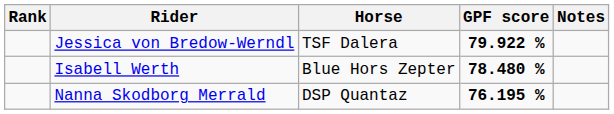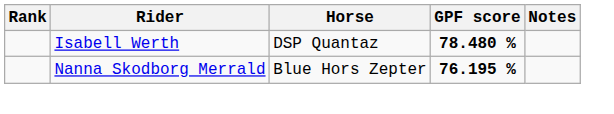- row: (174, 44)
(379, 70) Blue Hors Zepter -> (326, 44) DSP Quantaz
(355, 96) DSP Quantaz -> (350, 70) Blue Hors Zepter
